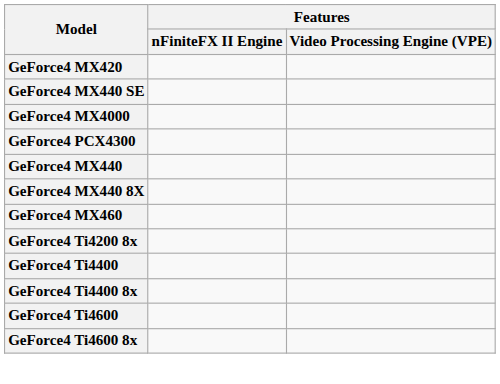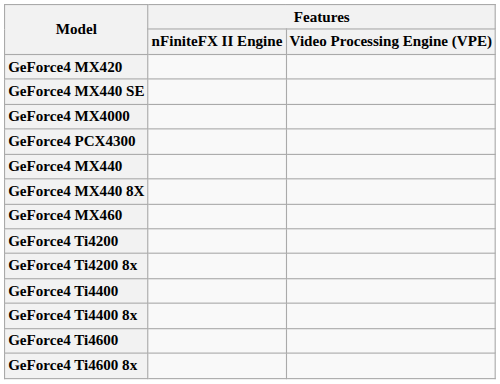+ row: (63, 240)
